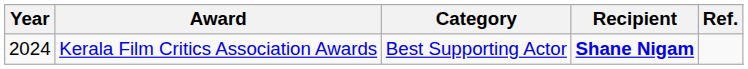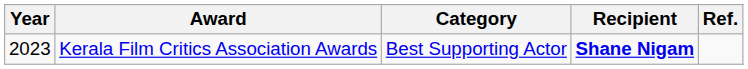(30, 49) 2024 -> (30, 49) 2023
